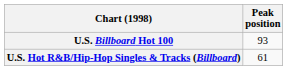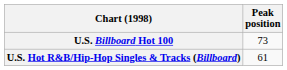(263, 40) 93 -> (263, 40) 73
